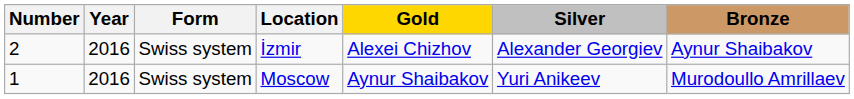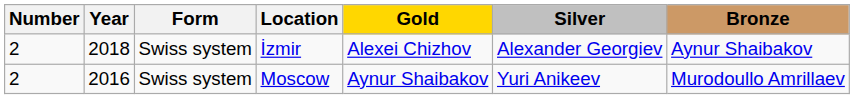(109, 49) 2016 -> (109, 49) 2018
(14, 78) 1 -> (14, 78) 2
